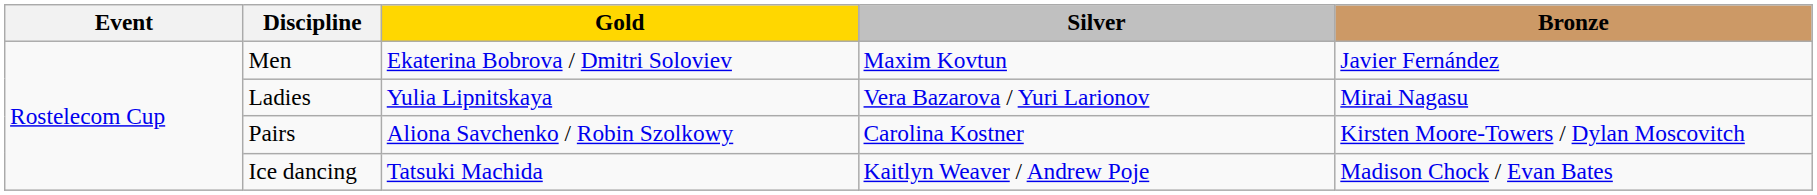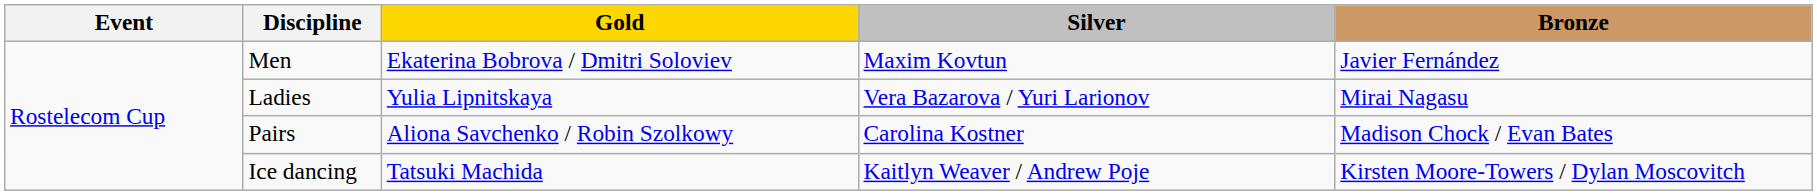(1543, 134) Kirsten Moore-Towers / Dylan Moscovitch -> (1477, 134) Madison Chock / Evan Bates
(1477, 171) Madison Chock / Evan Bates -> (1543, 171) Kirsten Moore-Towers / Dylan Moscovitch
